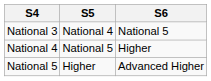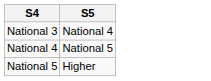- column: (161, 13)
